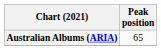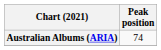(138, 38) 65 -> (138, 38) 74
